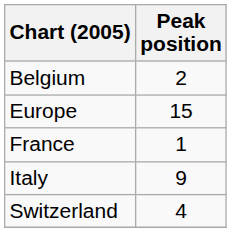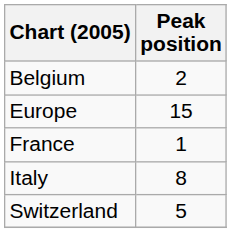(181, 177) 9 -> (181, 177) 8
(181, 210) 4 -> (181, 210) 5
